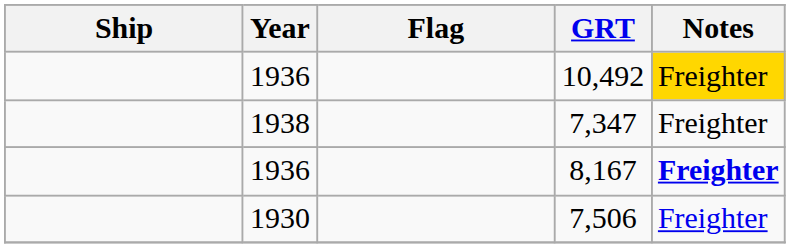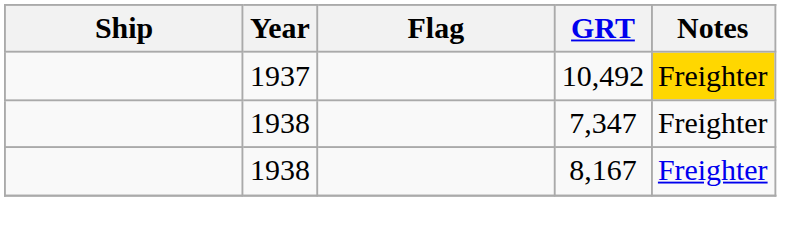(280, 75) 1936 -> (280, 75) 1937
(280, 170) 1936 -> (280, 170) 1938
(718, 170) bold -> (713, 170) normal
- row: (603, 218)
